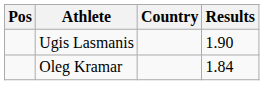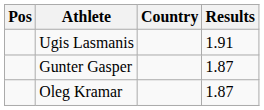(219, 42) 1.90 -> (219, 42) 1.91
+ row: (86, 67)
(219, 67) 1.84 -> (219, 92) 1.87
